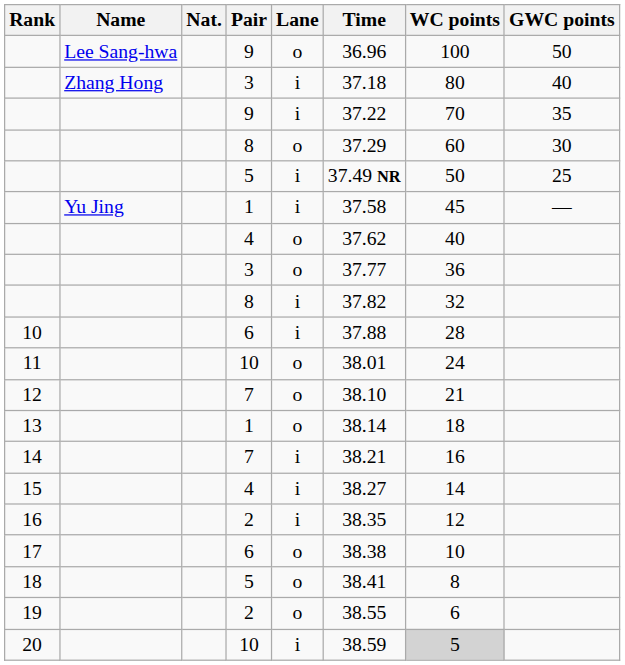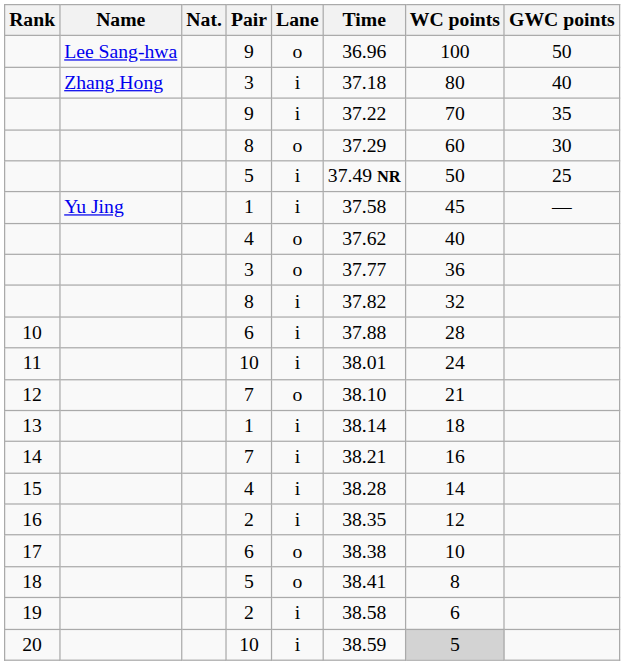(297, 363) o -> (297, 363) i
(297, 425) o -> (297, 425) i
(364, 488) 38.27 -> (364, 488) 38.28
(297, 613) o -> (297, 613) i
(364, 613) 38.55 -> (364, 613) 38.58
